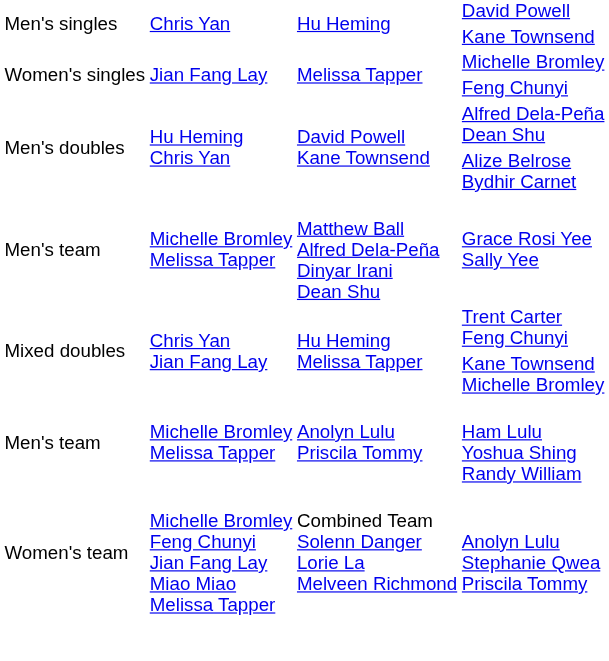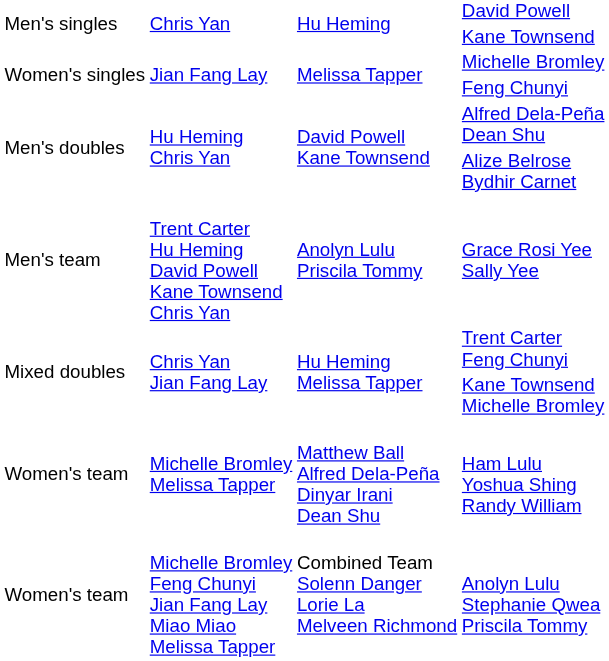(221, 249) Michelle Bromley Melissa Tapper -> (216, 270) Trent Carter Hu Heming David Powell Kane Townsend Chris Yan
(368, 260) Matthew Ball Alfred Dela-Peña Dinyar Irani Dean Shu -> (360, 260) Anolyn Lulu Priscila Tommy
(53, 442) Men's team -> (66, 474) Women's team
(360, 442) Anolyn Lulu Priscila Tommy -> (368, 484) Matthew Ball Alfred Dela-Peña Dinyar Irani Dean Shu
